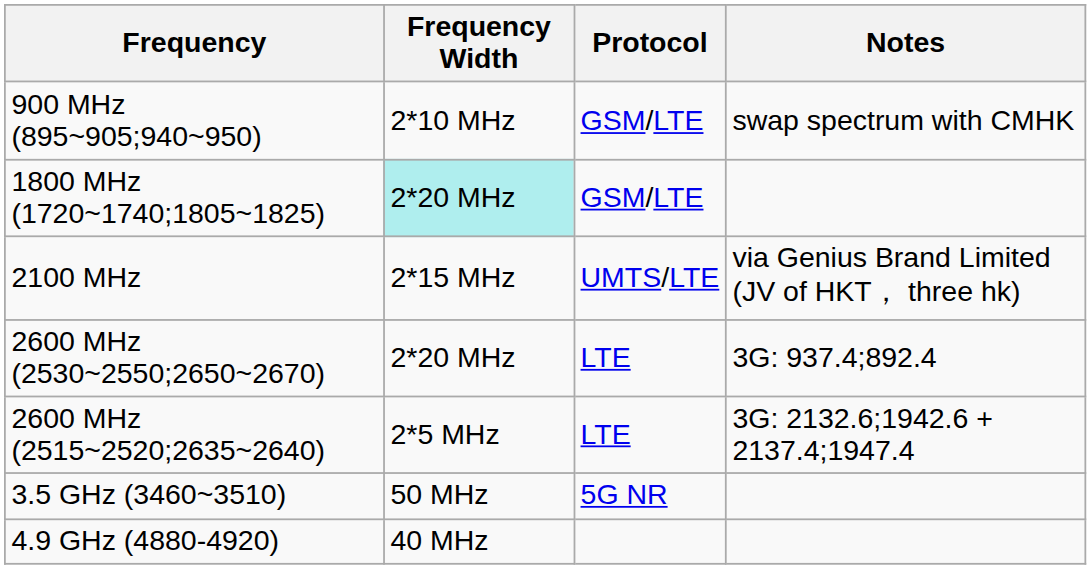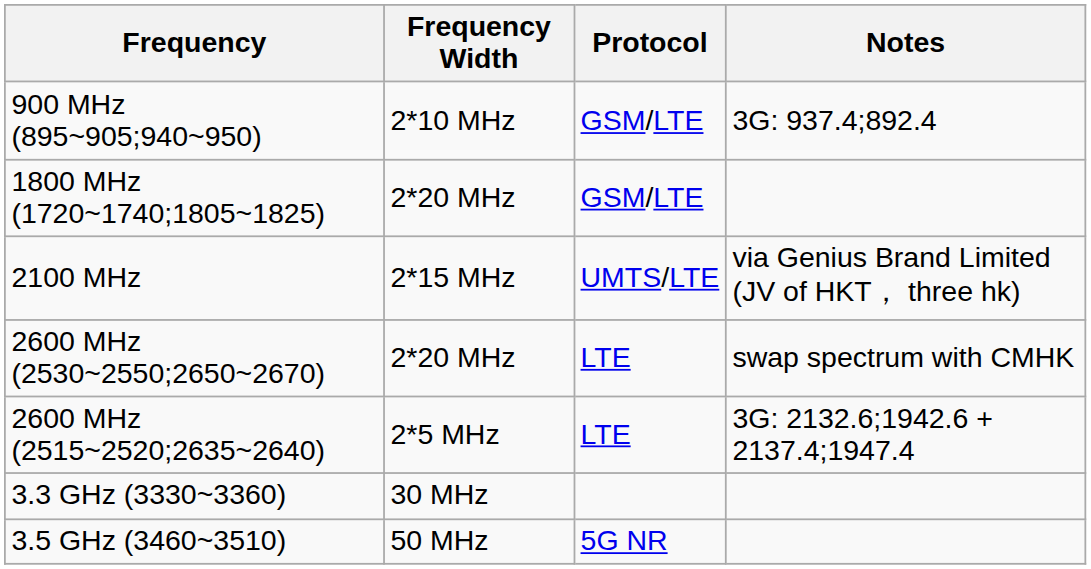(903, 120) swap spectrum with CMHK -> (835, 120) 3G: 937.4;892.4
(453, 197) paleturquoise background -> (453, 197) no background
(835, 357) 3G: 937.4;892.4 -> (903, 357) swap spectrum with CMHK
+ row: (149, 495)
- row: (145, 540)
